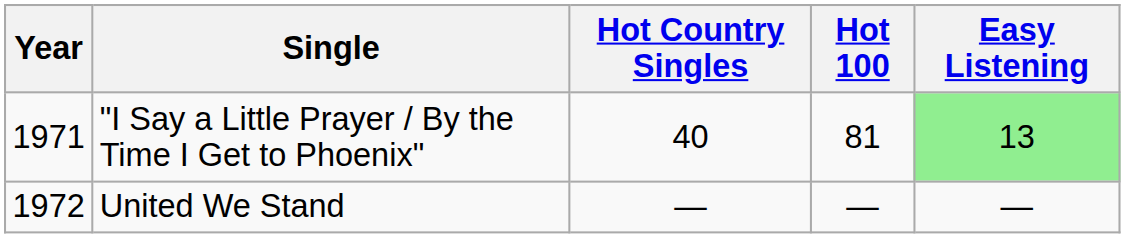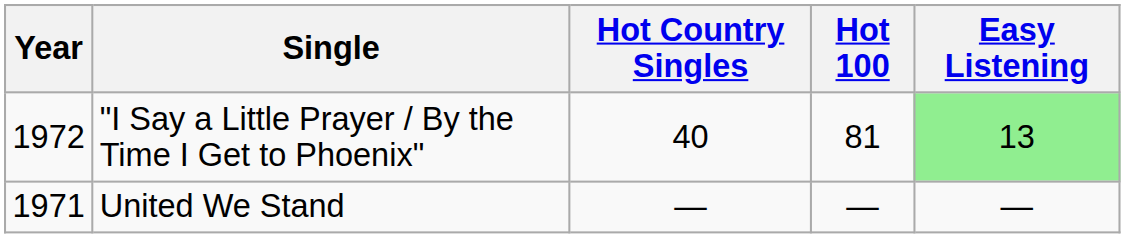(49, 136) 1971 -> (49, 136) 1972
(49, 206) 1972 -> (49, 206) 1971
